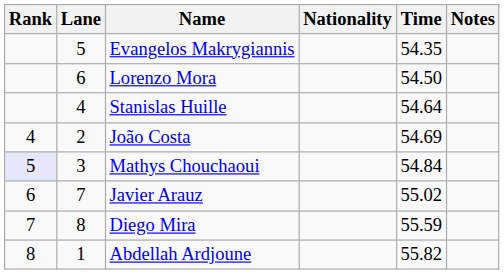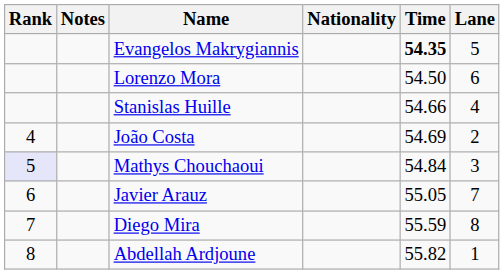columns swapped: (81, 19) <-> (473, 19)
(421, 48) normal -> (425, 48) bold
(421, 107) 54.64 -> (425, 107) 54.66
(421, 195) 55.02 -> (425, 195) 55.05
